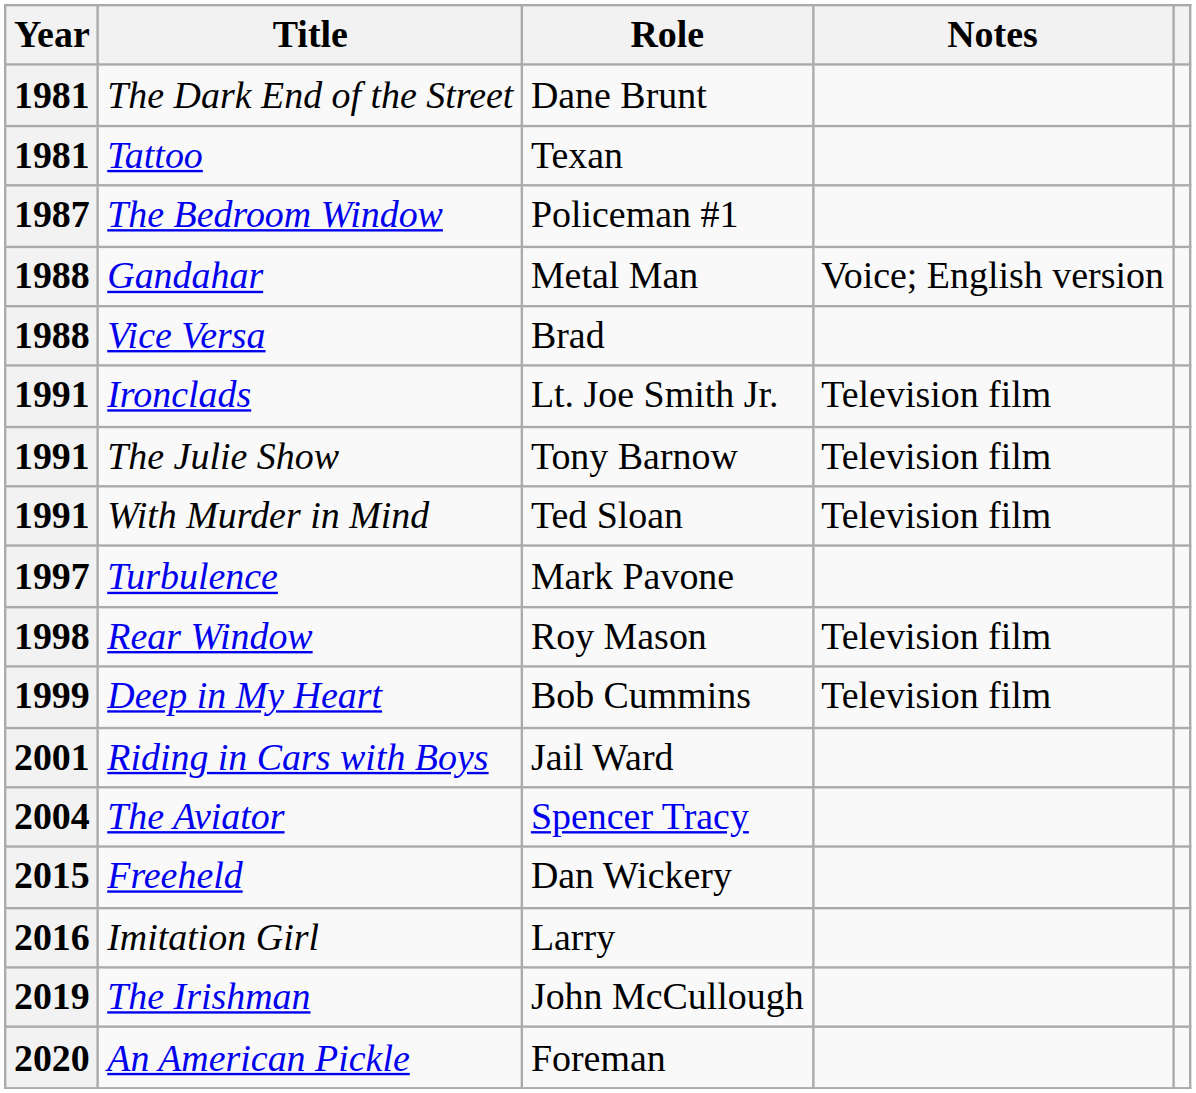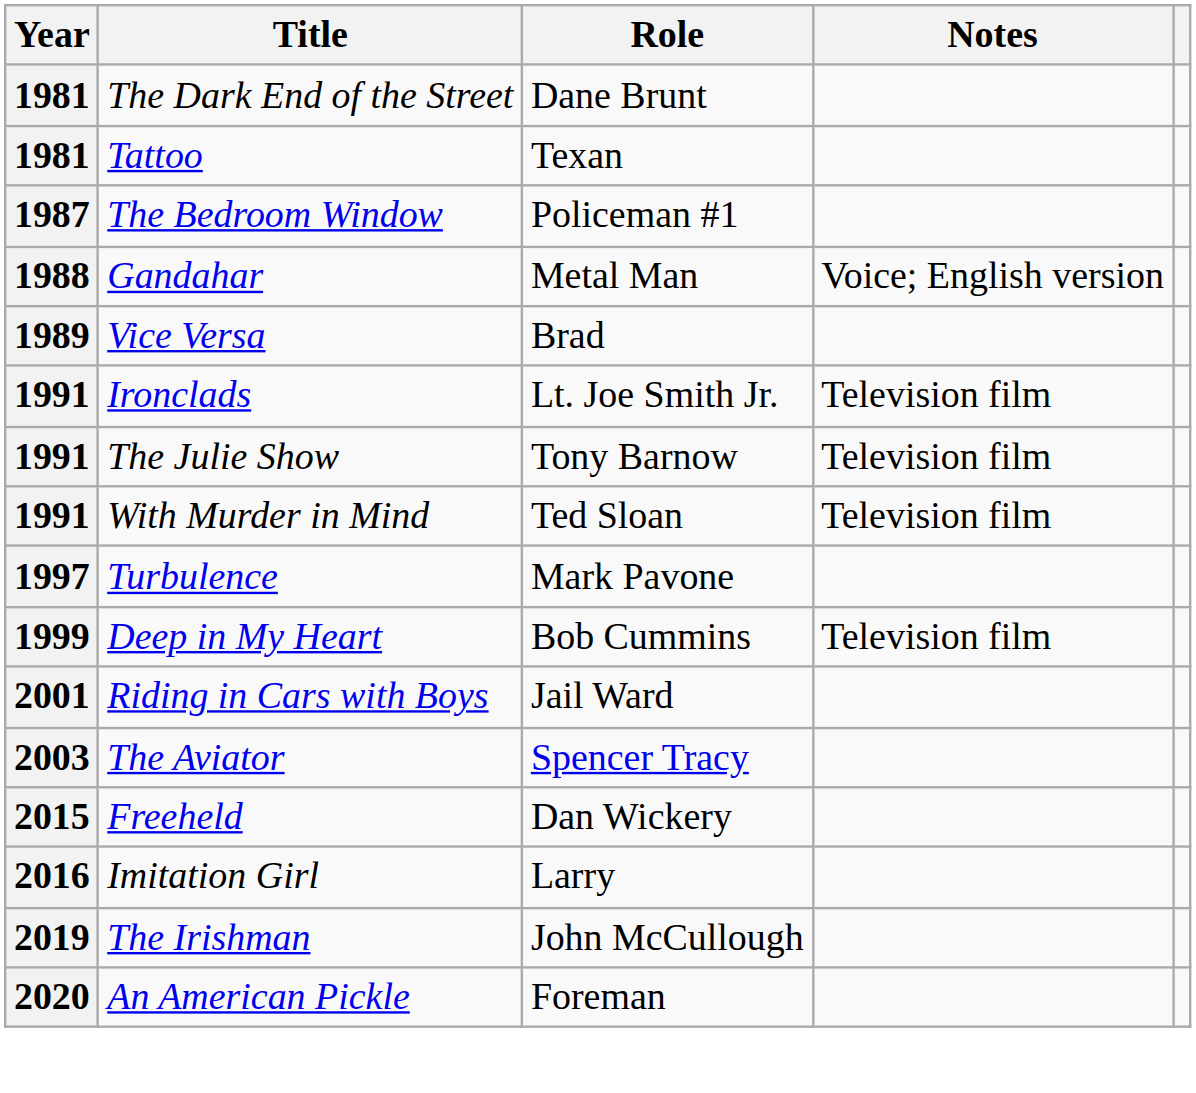(52, 335) 1988 -> (52, 335) 1989
- row: (210, 635)
(52, 816) 2004 -> (52, 756) 2003
